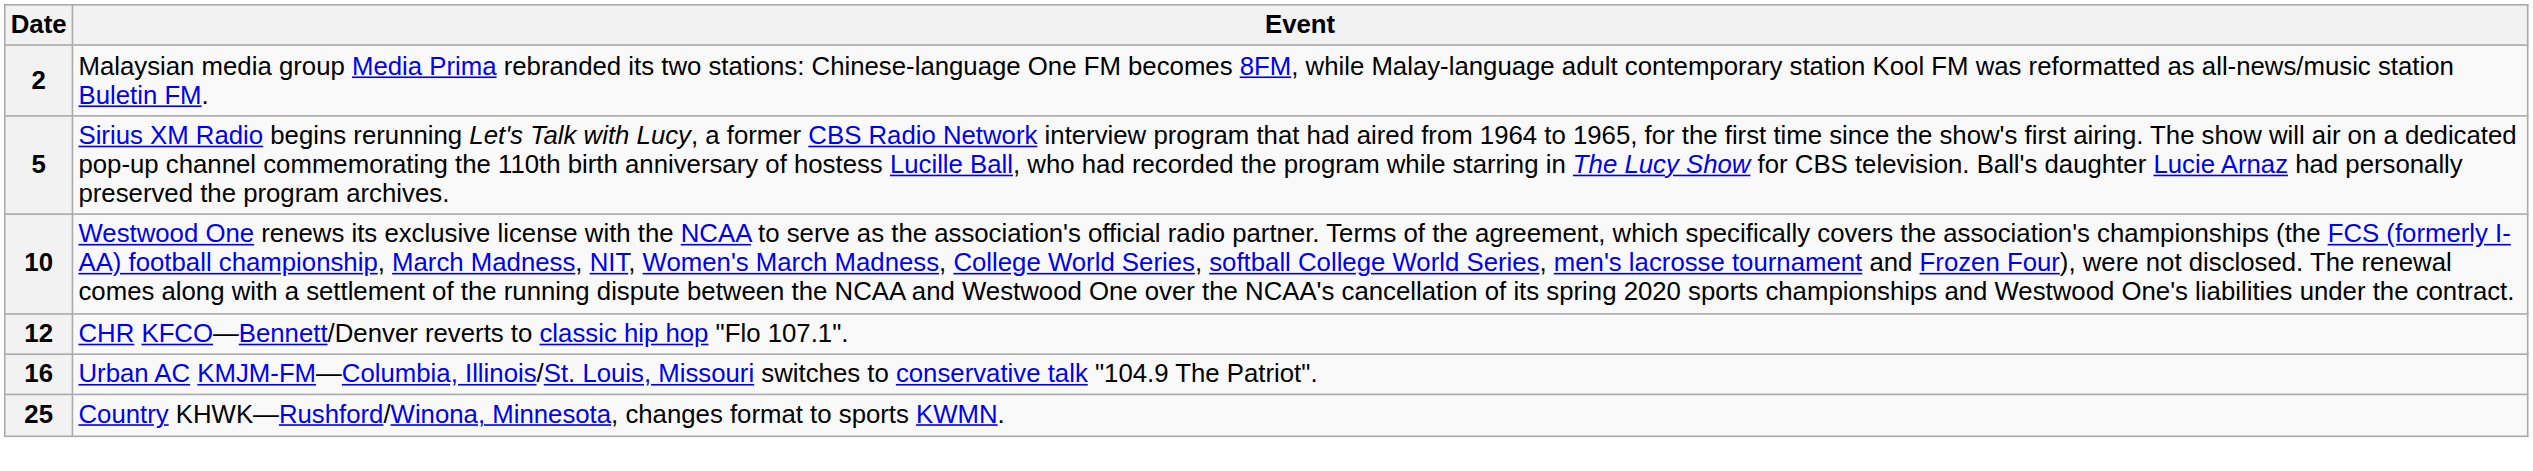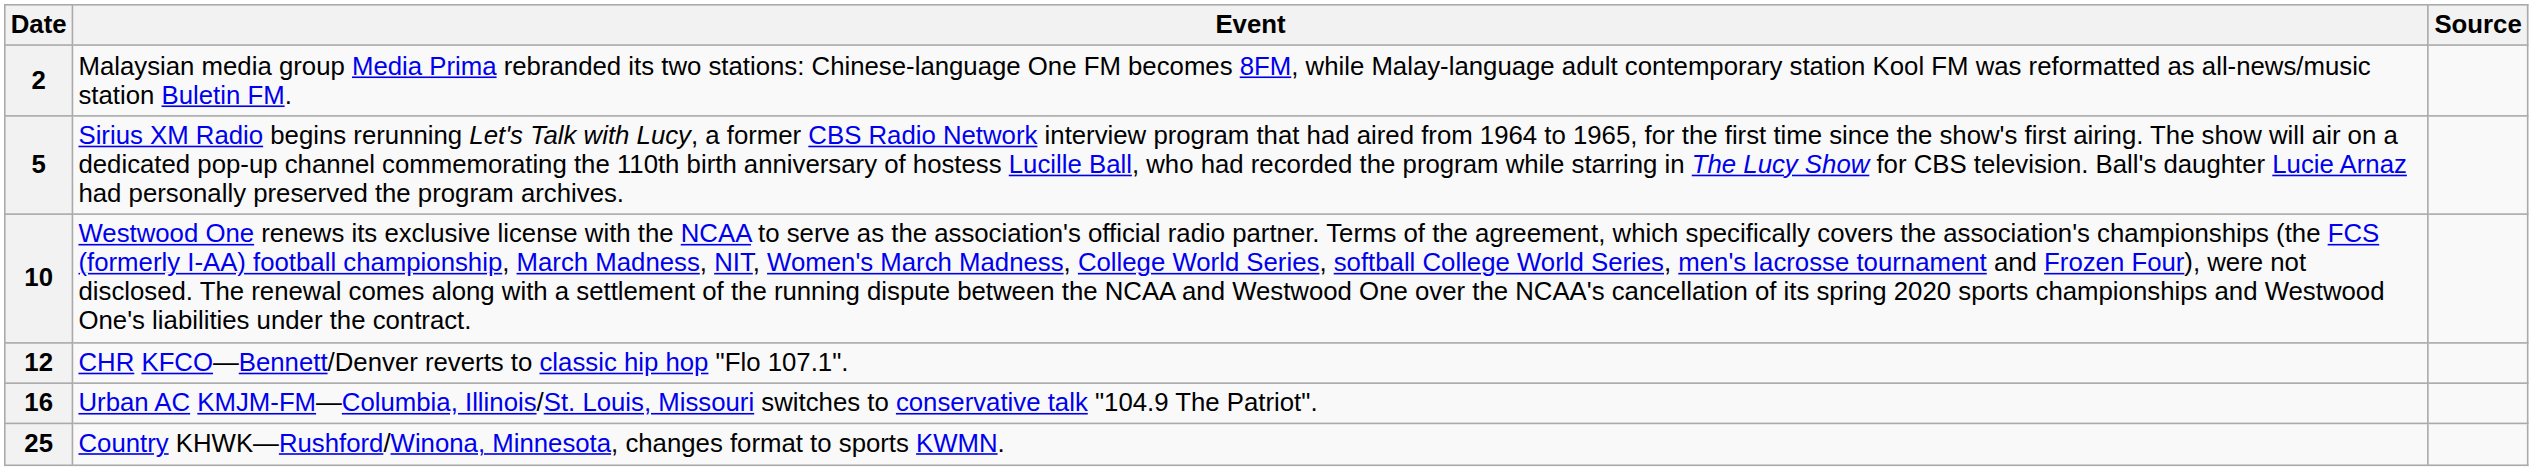+ column: (2478, 24)
